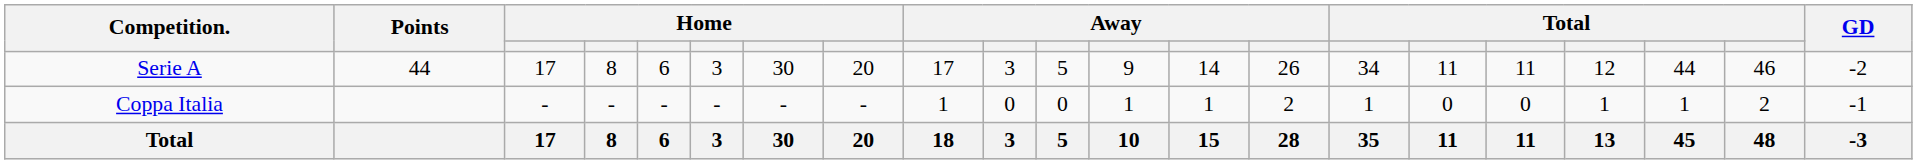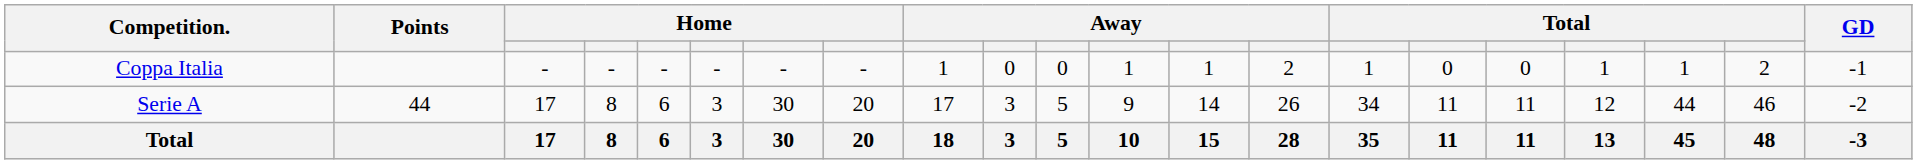rows swapped: (169, 68) <-> (169, 104)
